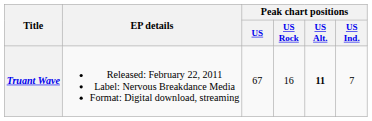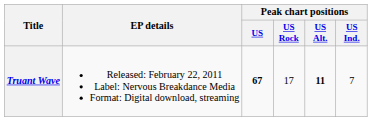(257, 81) normal -> (257, 81) bold
(289, 81) 16 -> (289, 81) 17
